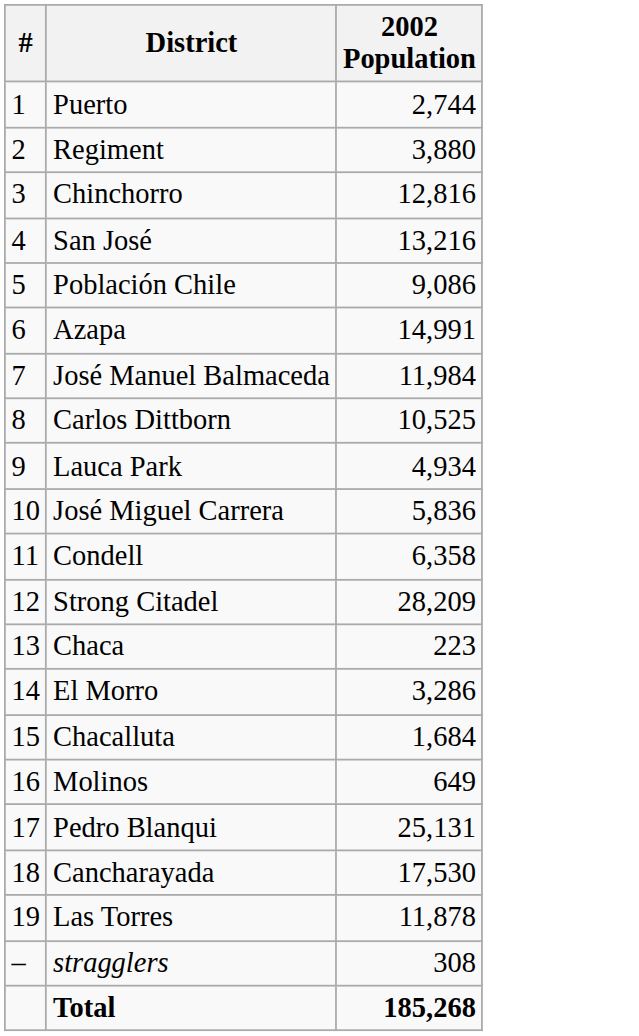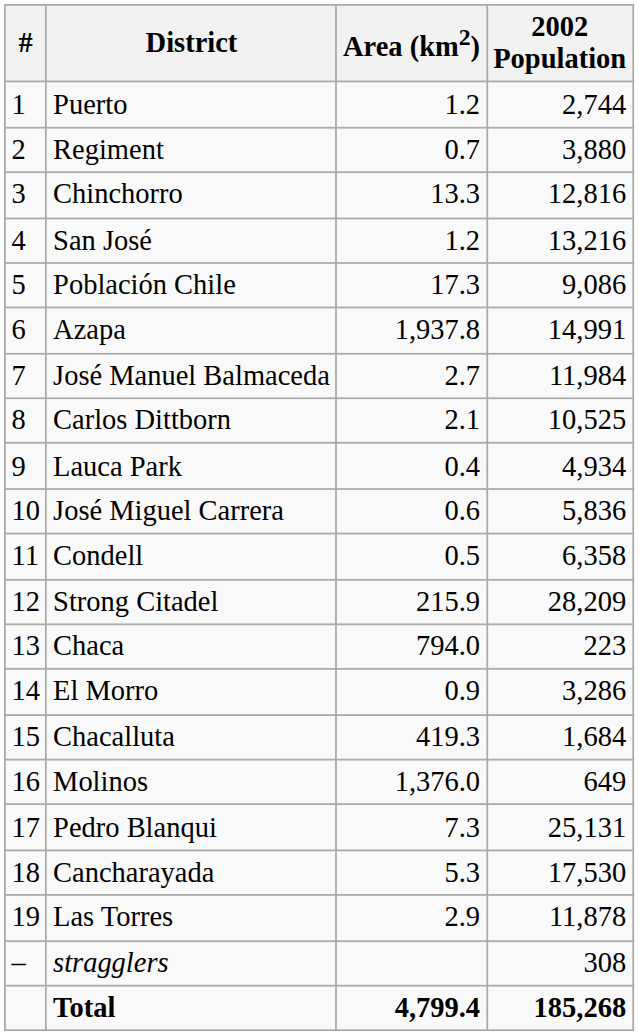+ column: (412, 43)
